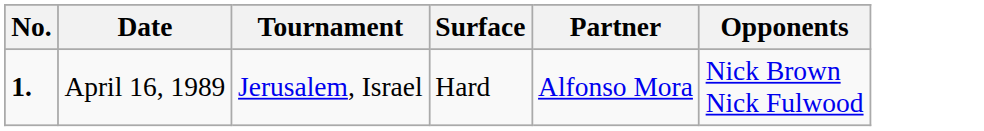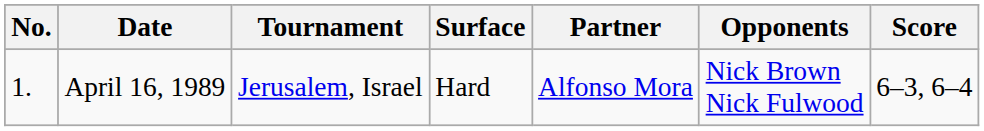+ column: (924, 26)
(22, 86) bold -> (22, 86) normal
